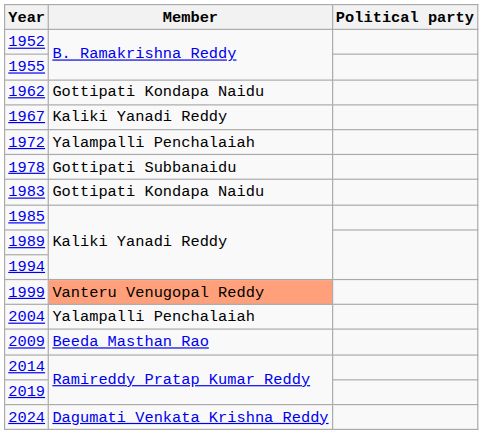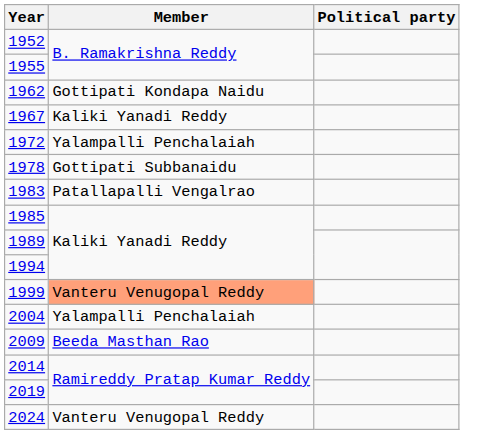(158, 192) Gottipati Kondapa Naidu -> (154, 192) Patallapalli Vengalrao
(190, 417) Dagumati Venkata Krishna Reddy -> (158, 417) Vanteru Venugopal Reddy
